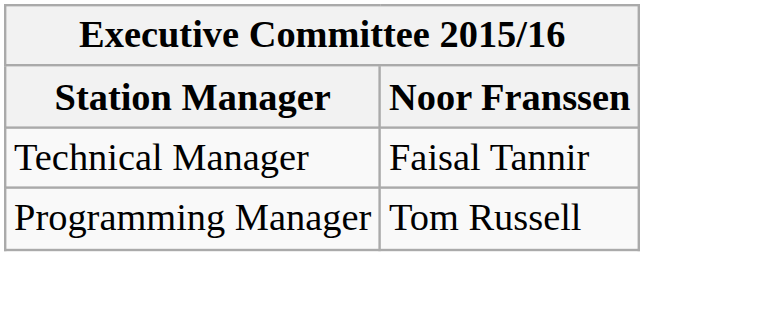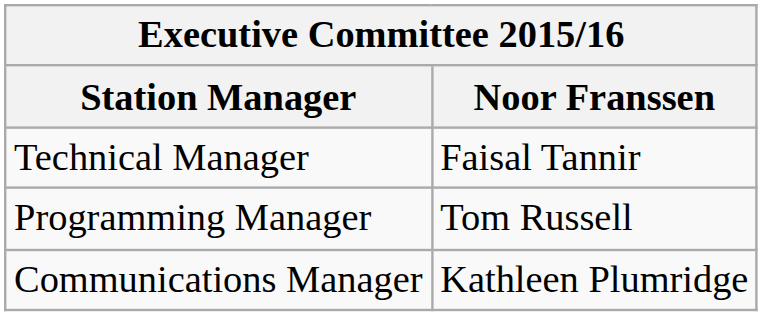+ row: (218, 278)
